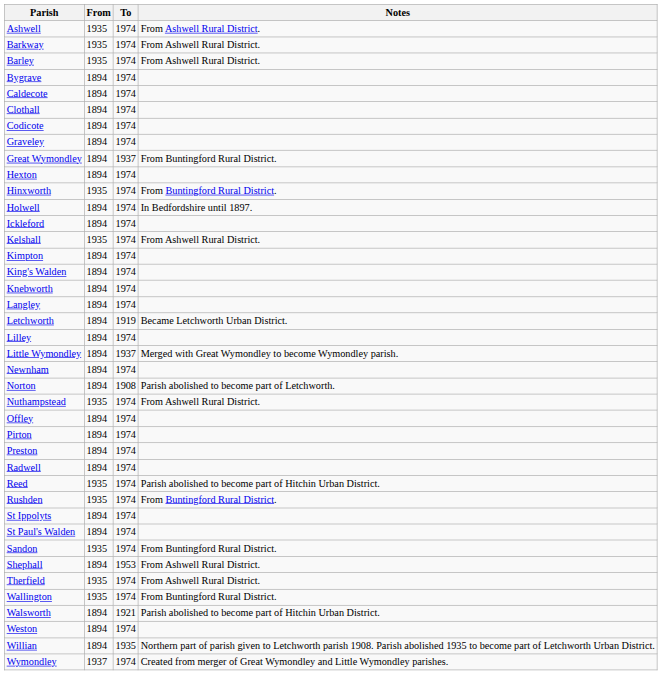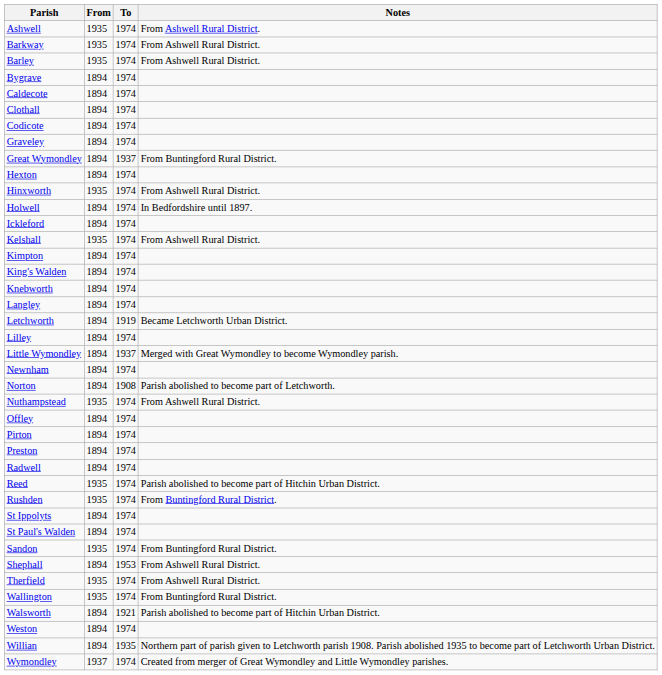(209, 191) From Buntingford Rural District. -> (200, 191) From Ashwell Rural District.
